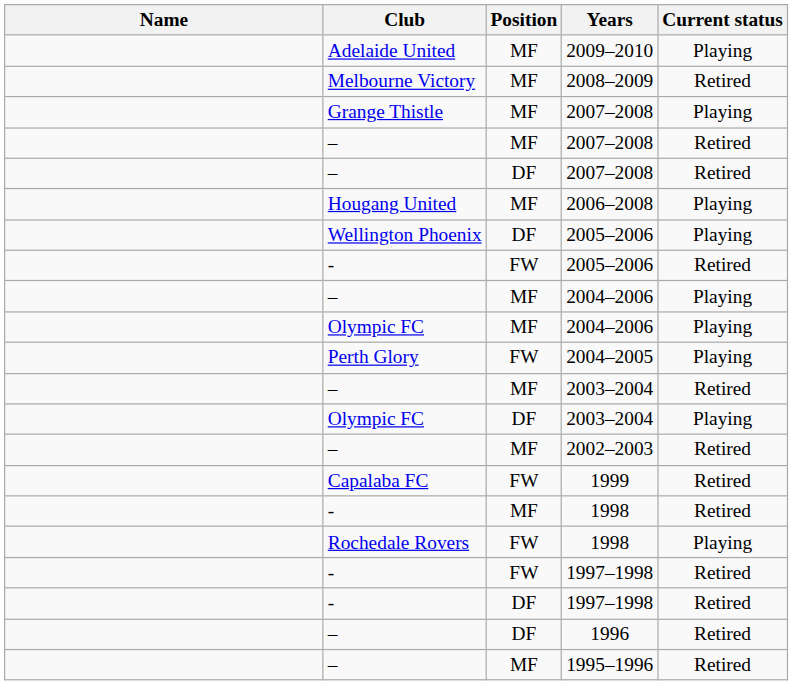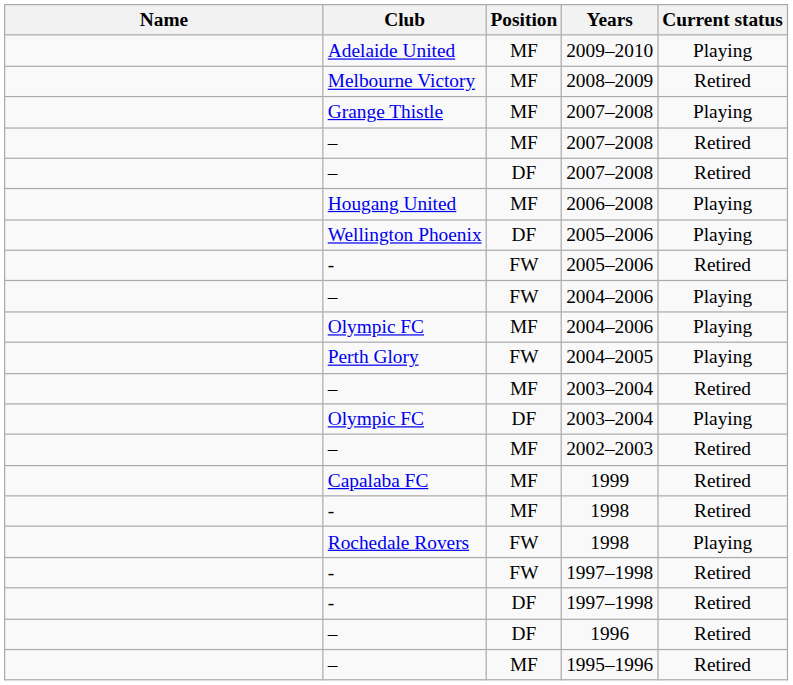(524, 296) MF -> (524, 296) FW
(524, 480) FW -> (524, 480) MF
